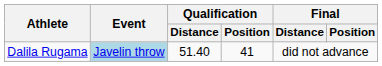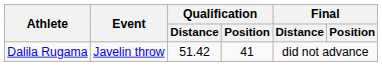(129, 52) lightblue background -> (129, 52) no background
(194, 52) 51.40 -> (194, 52) 51.42
